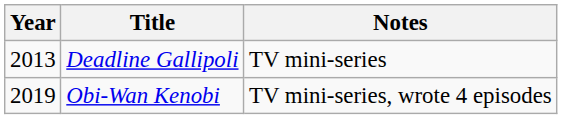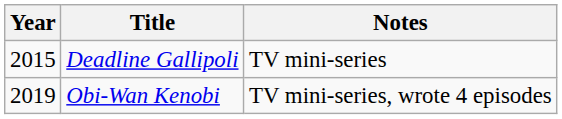(33, 58) 2013 -> (33, 58) 2015
